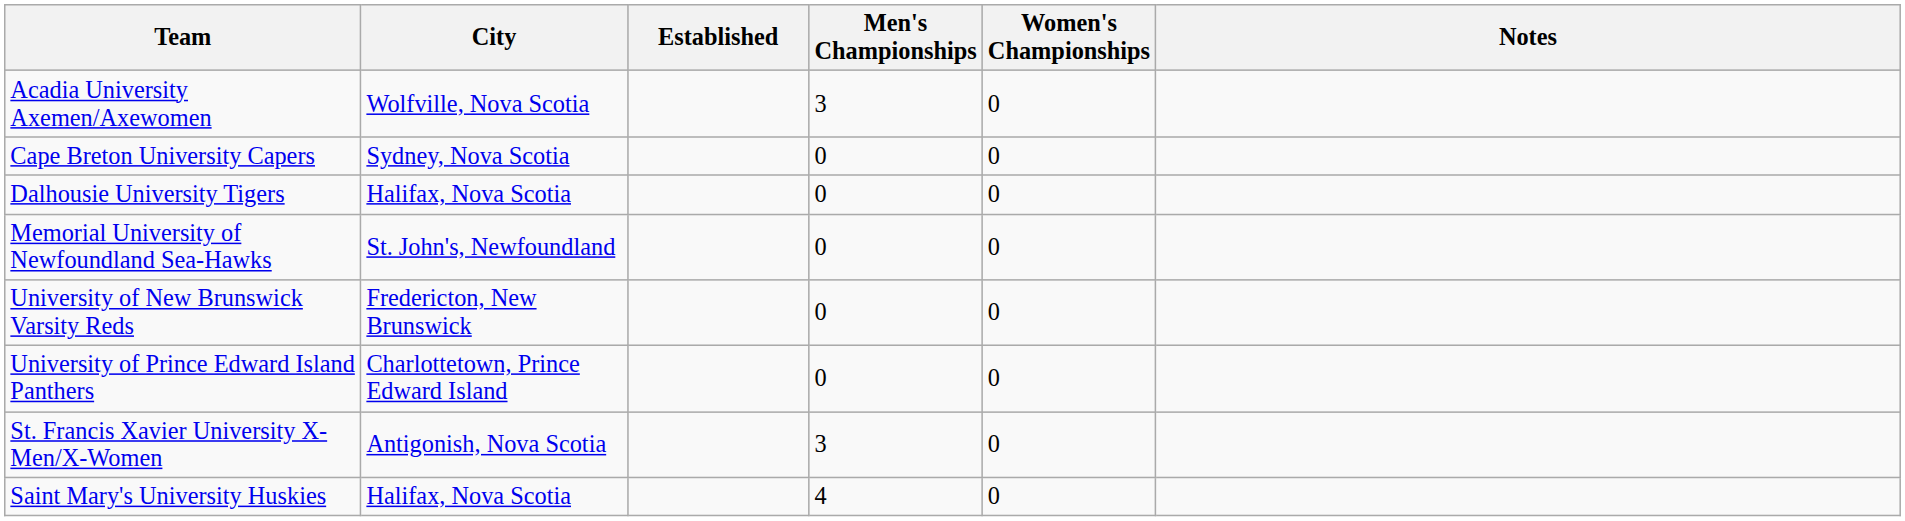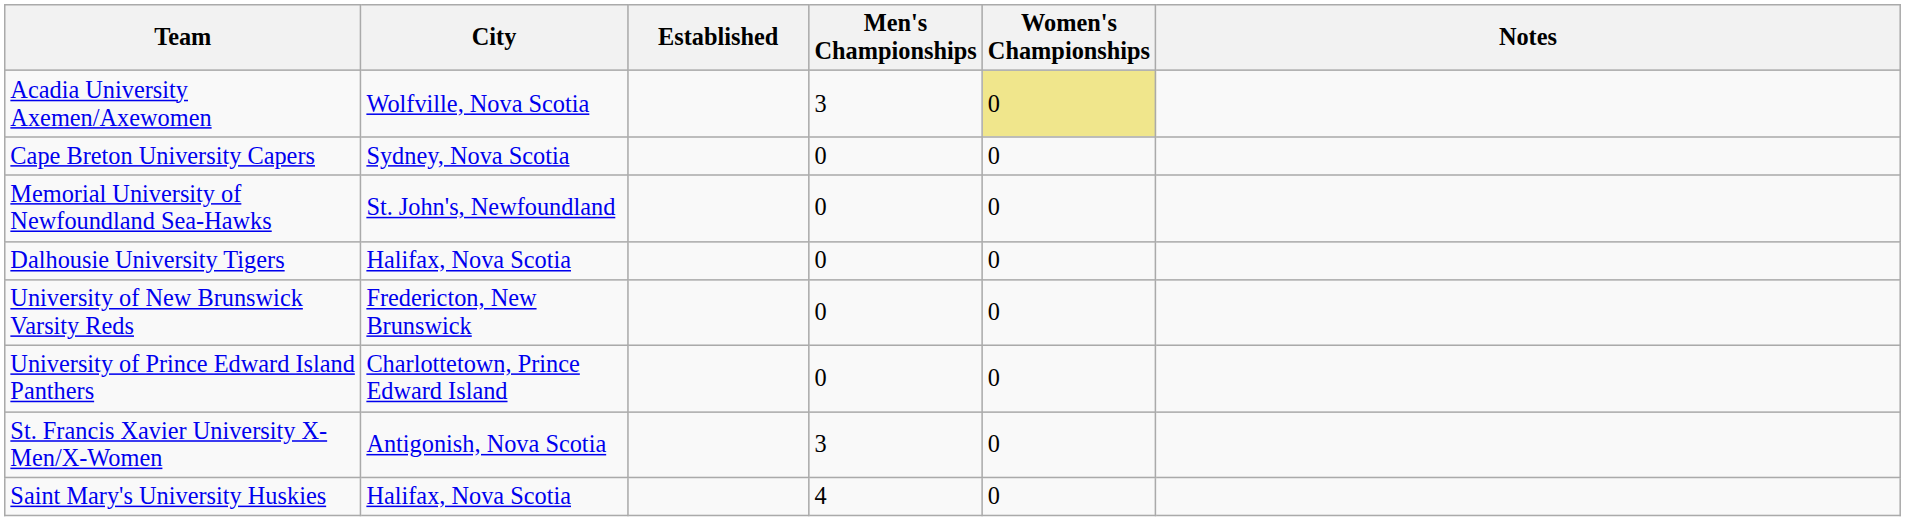(994, 103) no background -> (994, 103) khaki background
rows swapped: (148, 194) <-> (141, 246)
